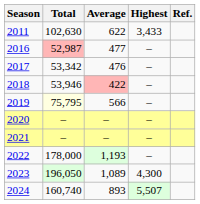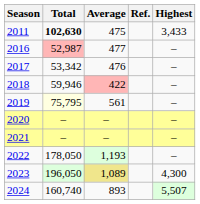columns swapped: (149, 13) <-> (182, 13)
(63, 31) normal -> (63, 31) bold
(117, 31) 622 -> (117, 31) 475
(66, 84) 53,946 -> (66, 84) 59,946
(117, 102) 566 -> (117, 102) 561
(63, 155) 178,000 -> (63, 155) 178,050
(113, 173) no background -> (113, 173) khaki background
